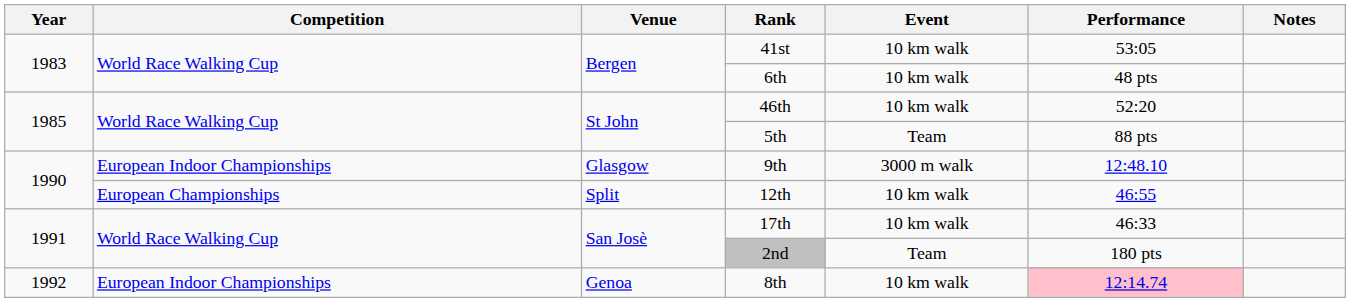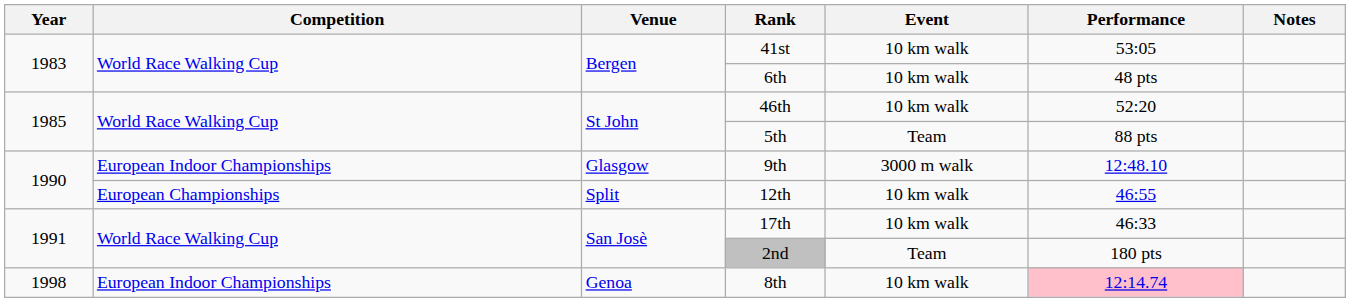(49, 282) 1992 -> (49, 282) 1998
